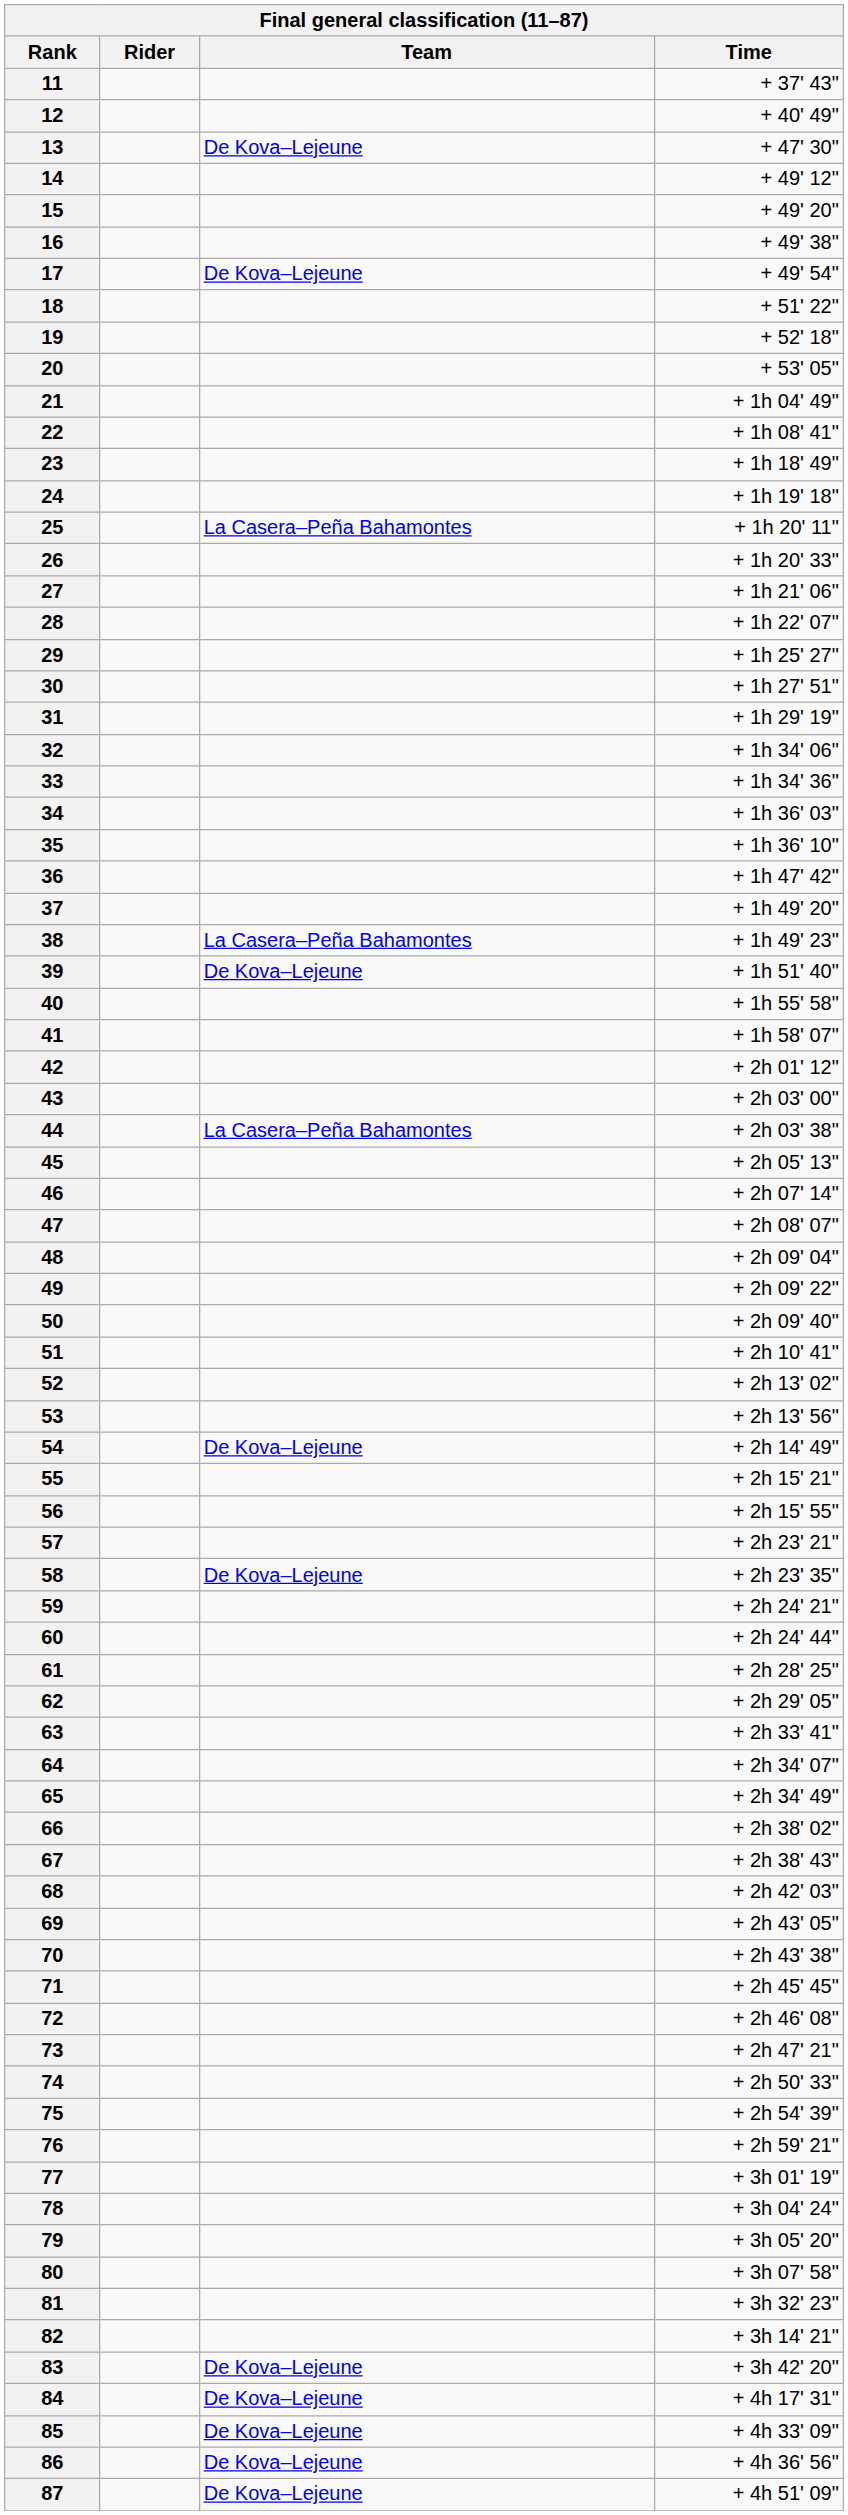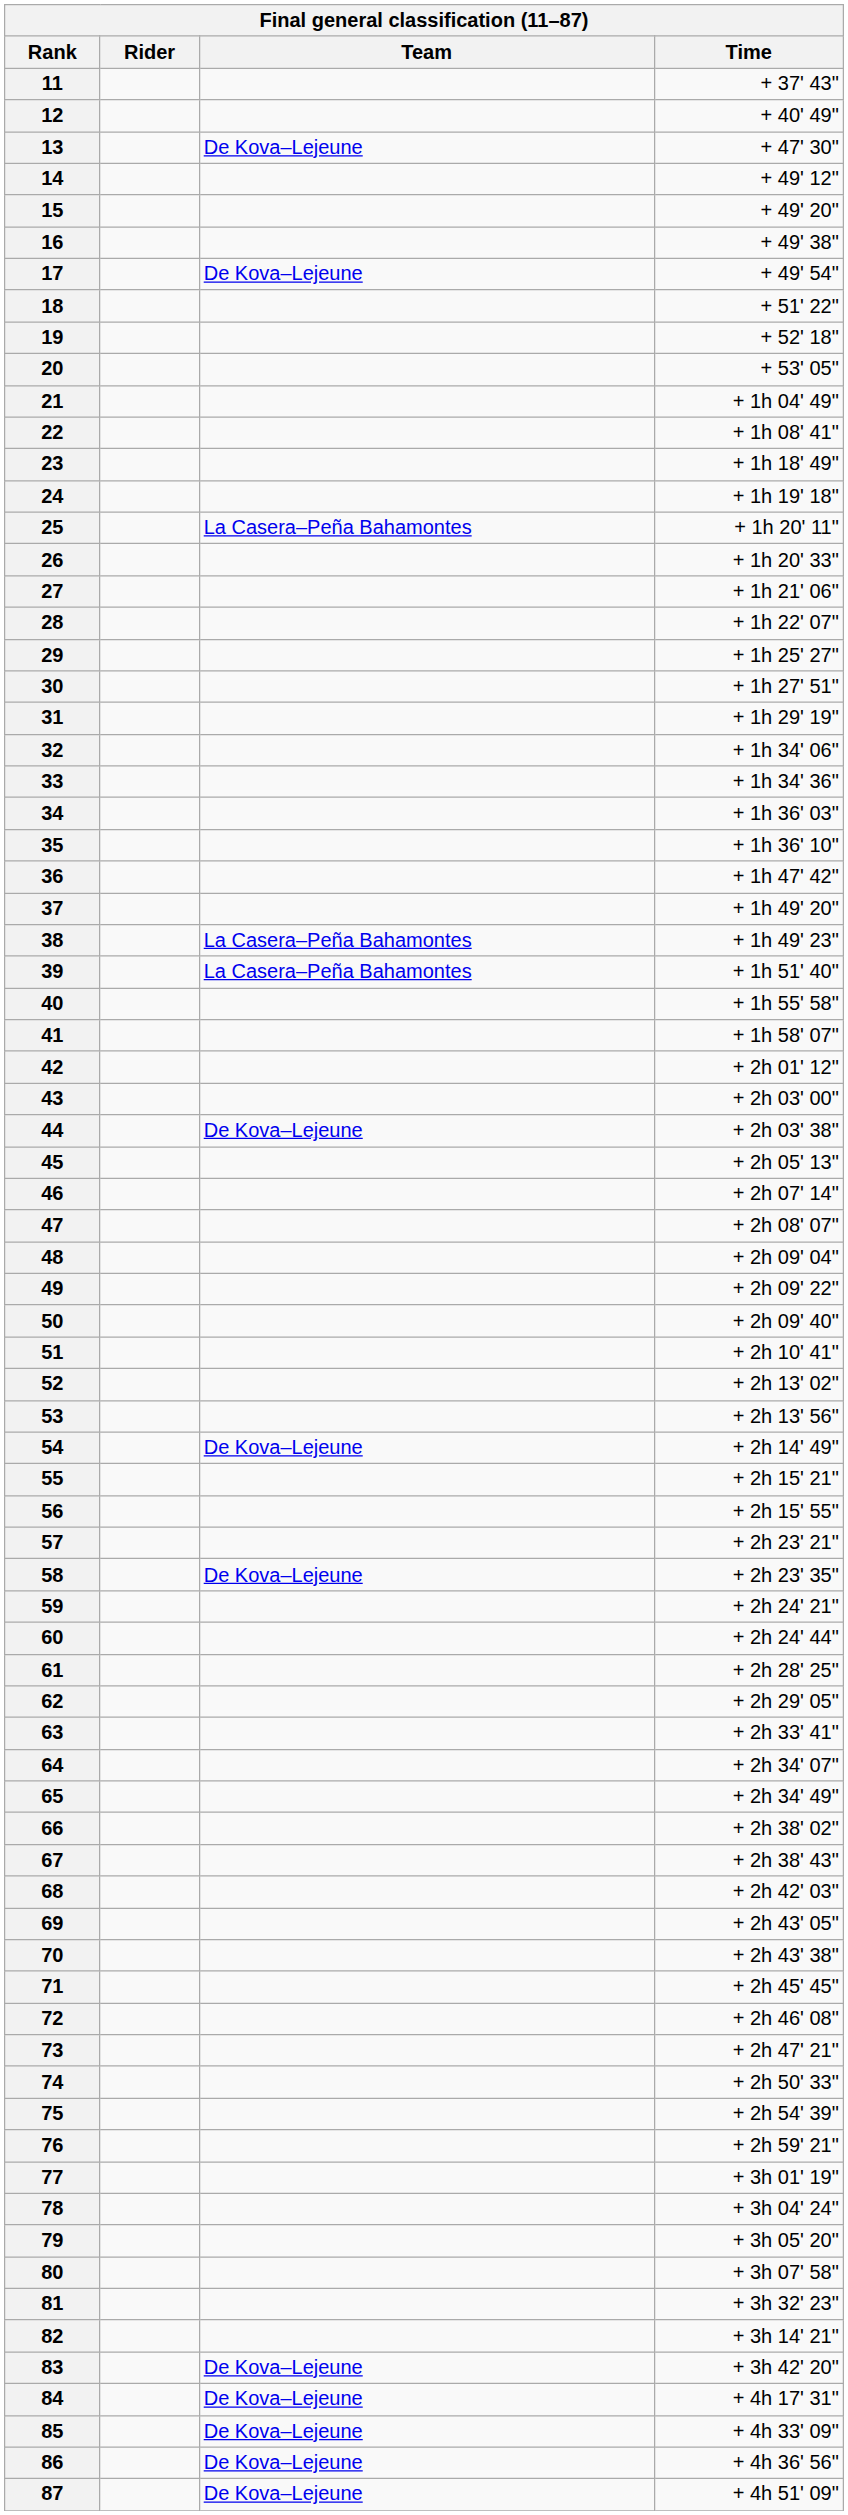(283, 971) De Kova–Lejeune -> (338, 971) La Casera–Peña Bahamontes
(338, 1130) La Casera–Peña Bahamontes -> (283, 1130) De Kova–Lejeune
